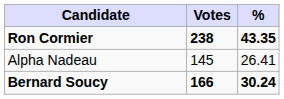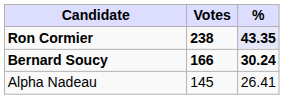(258, 37) no background -> (258, 37) lavender background
rows swapped: (58, 82) <-> (52, 60)
